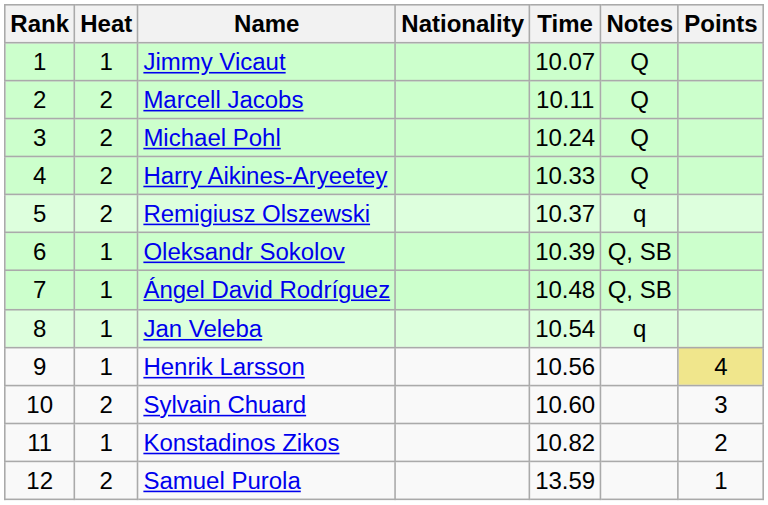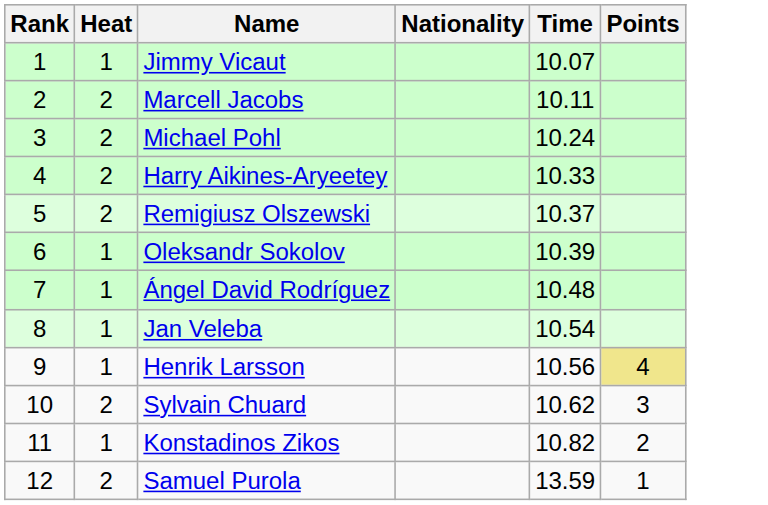- column: (640, 24)
(565, 404) 10.60 -> (565, 404) 10.62
